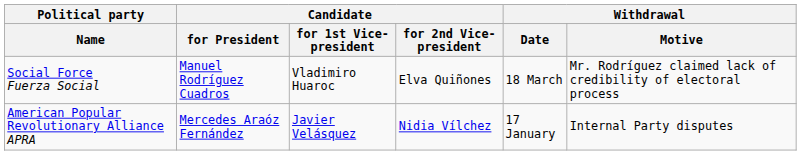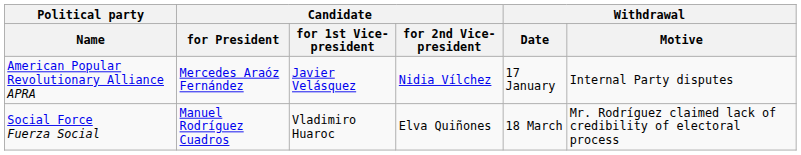rows swapped: (86, 127) <-> (54, 80)
